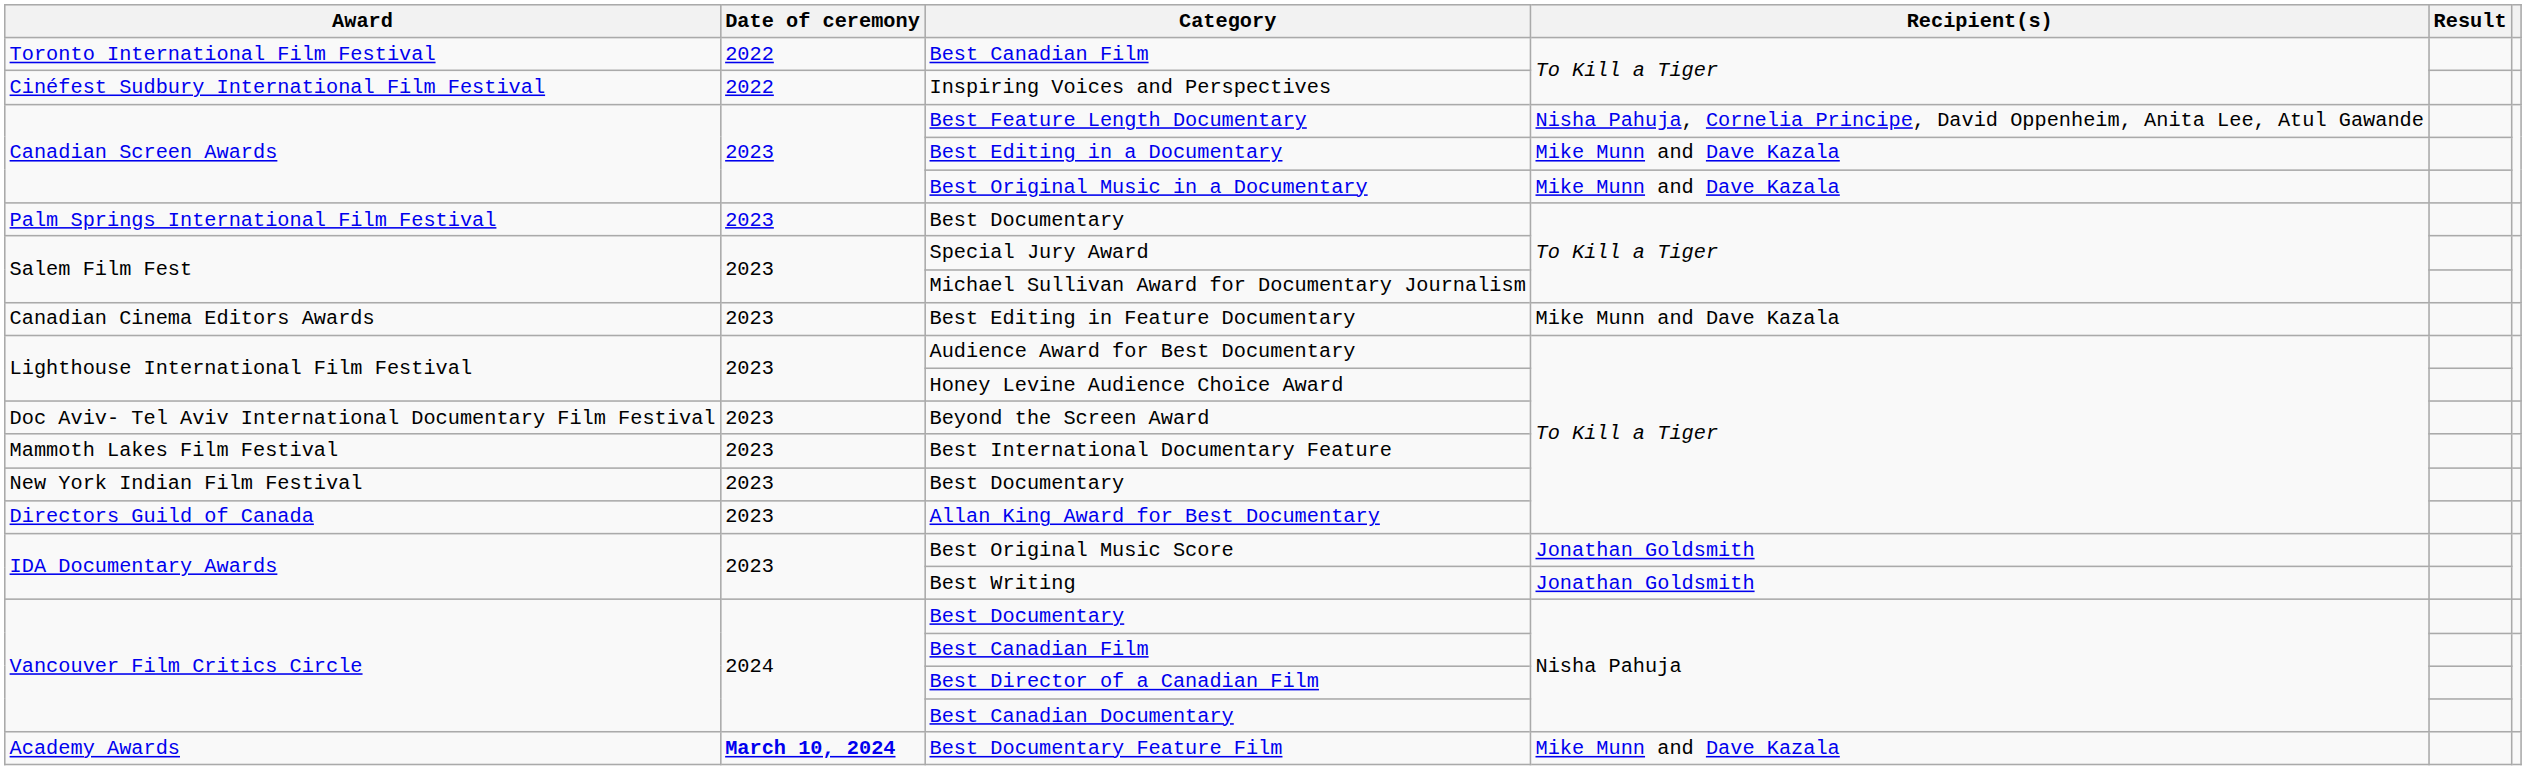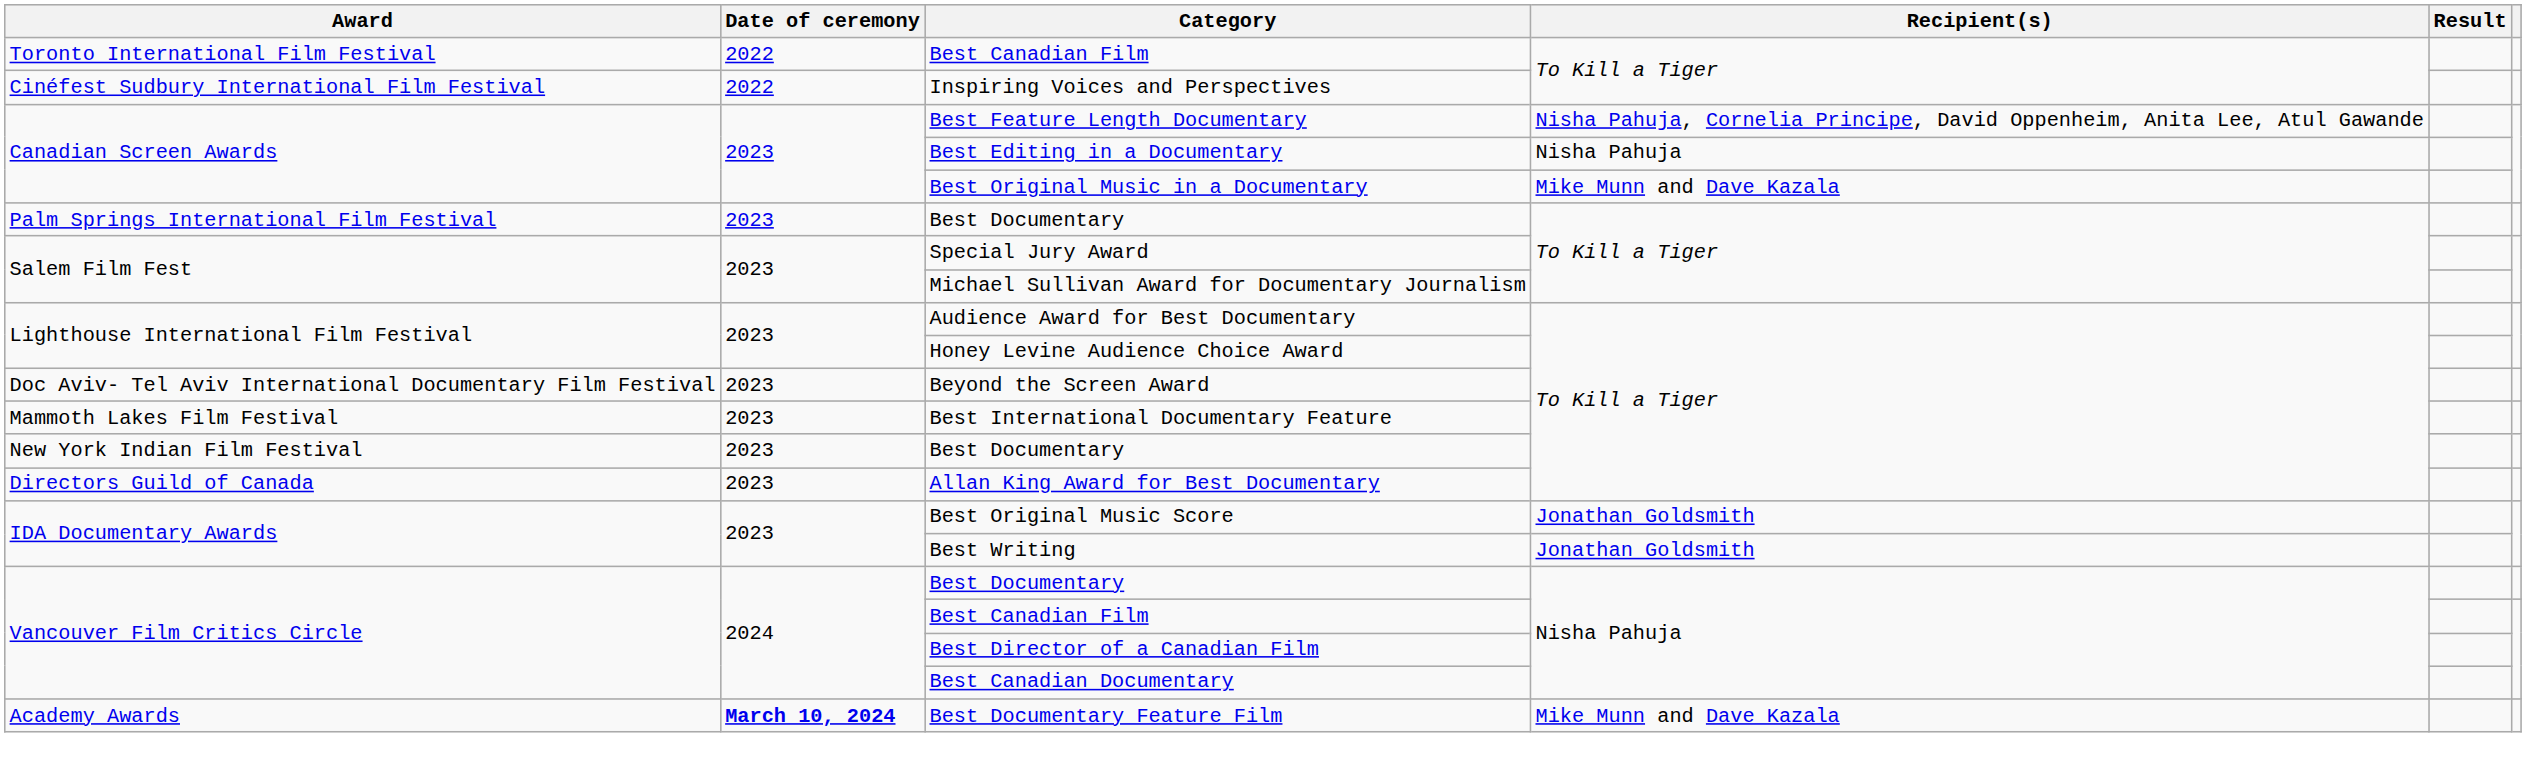(1688, 154) Mike Munn and Dave Kazala -> (1609, 154) Nisha Pahuja
- row: (192, 319)
